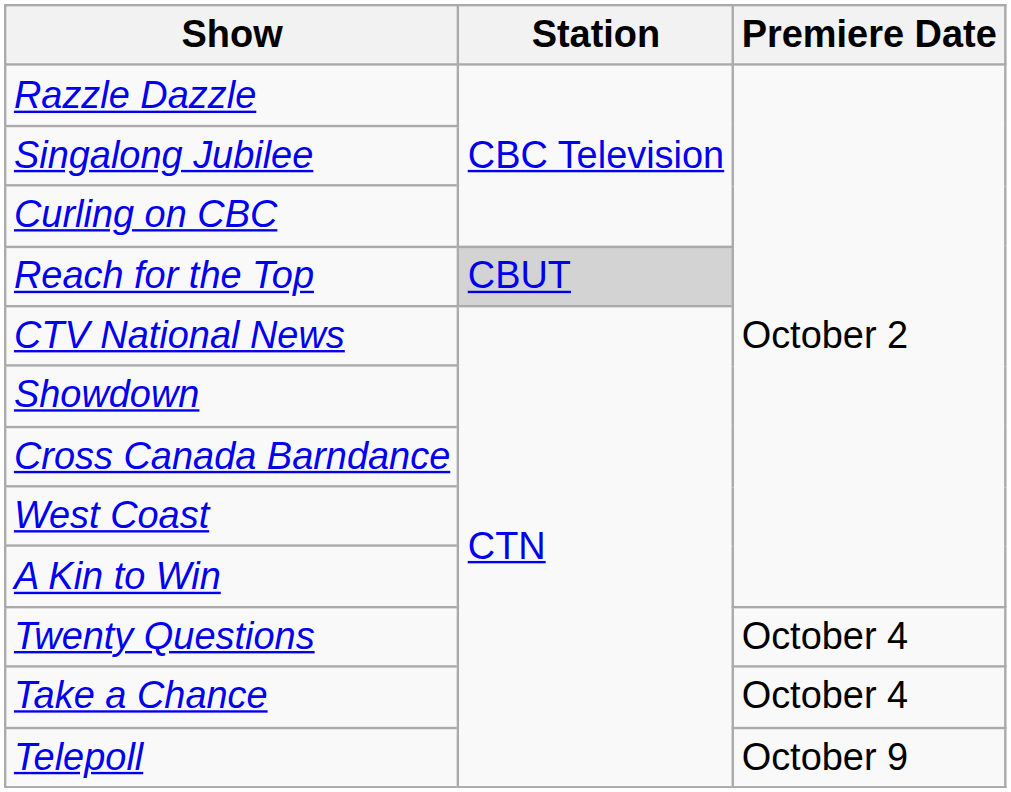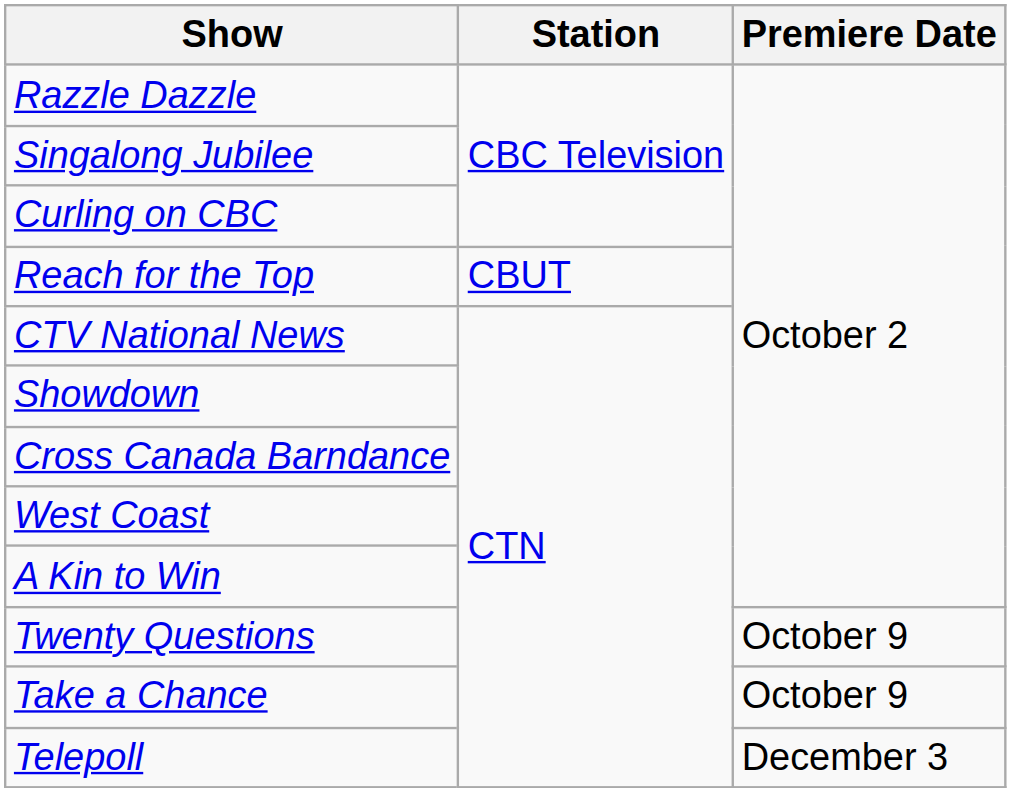(519, 275) lightgrey background -> (519, 275) no background
(825, 635) October 4 -> (825, 635) October 9
(825, 696) October 4 -> (825, 696) October 9
(825, 756) October 9 -> (845, 756) December 3
